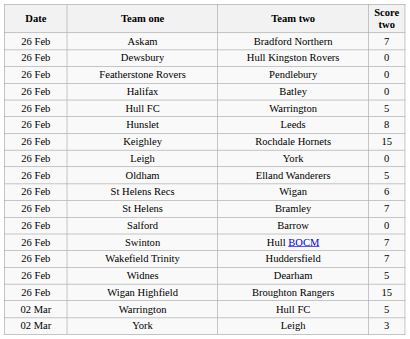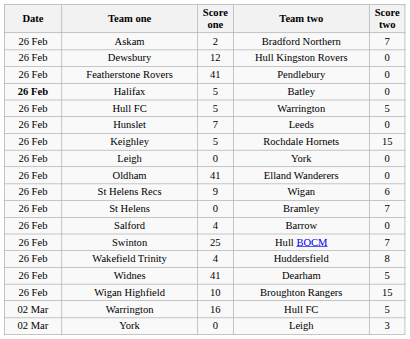+ column: (215, 18)
(36, 91) normal -> (33, 91) bold
(387, 125) 8 -> (387, 125) 0
(387, 175) 5 -> (387, 175) 0
(387, 259) 7 -> (387, 259) 8
